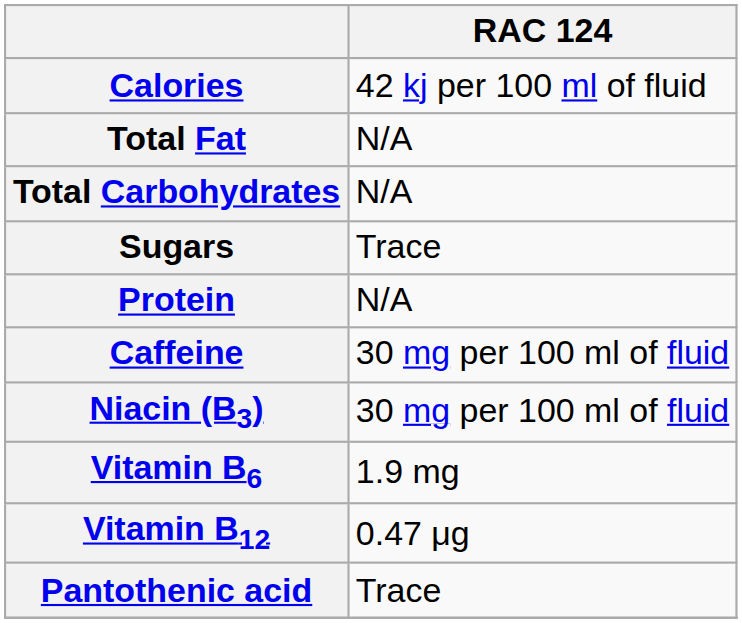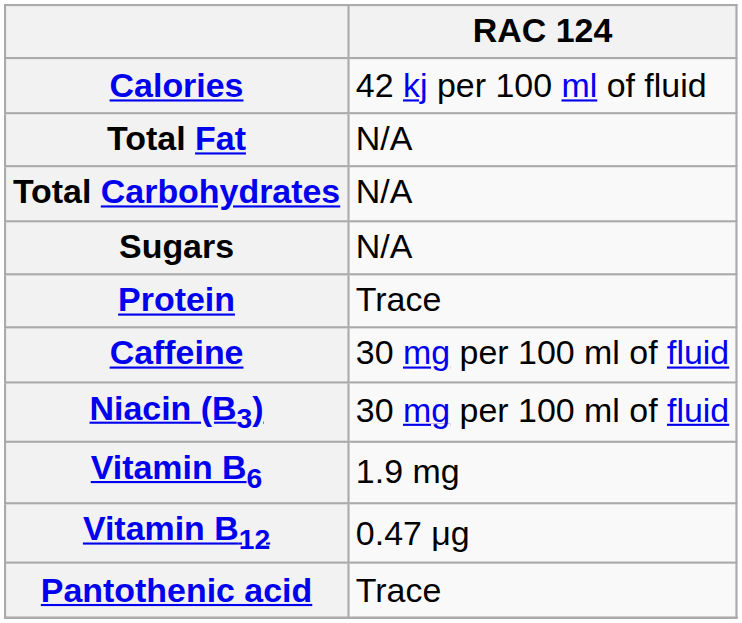(399, 246) Trace -> (384, 246) N/A
(384, 300) N/A -> (399, 300) Trace
